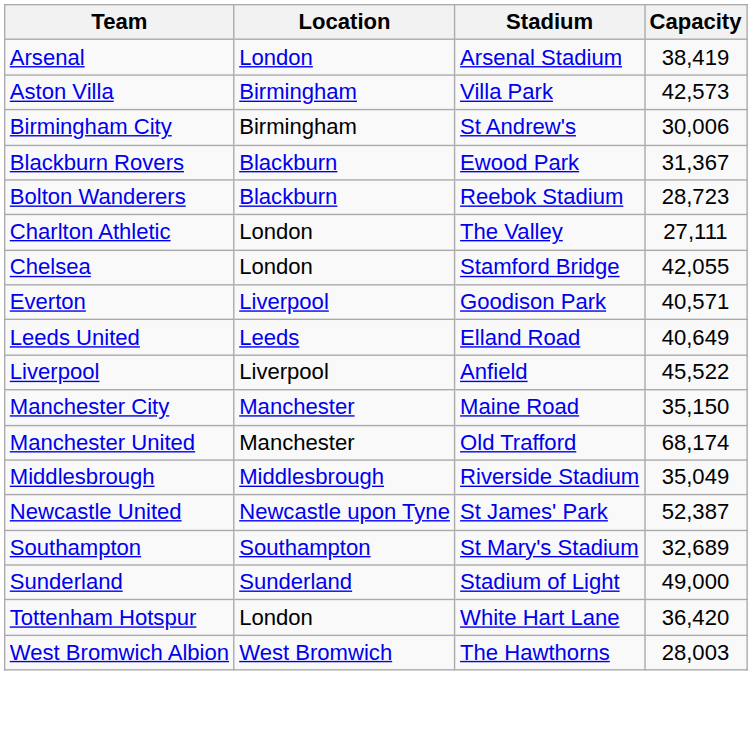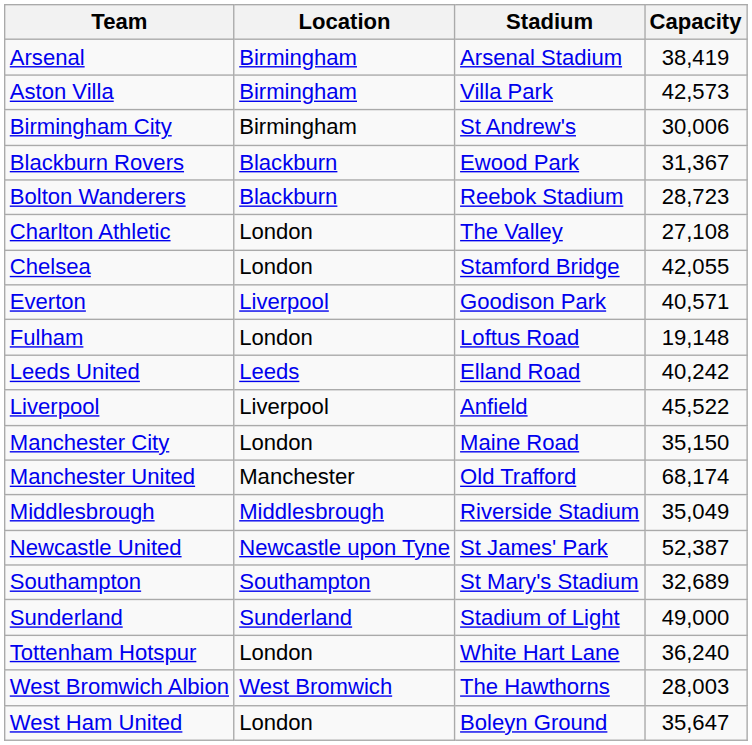(276, 57) London -> (298, 57) Birmingham
(695, 232) 27,111 -> (695, 232) 27,108
+ row: (47, 337)
(695, 337) 40,649 -> (695, 372) 40,242
(297, 407) Manchester -> (276, 442) London
(695, 617) 36,420 -> (695, 652) 36,240
+ row: (96, 722)
